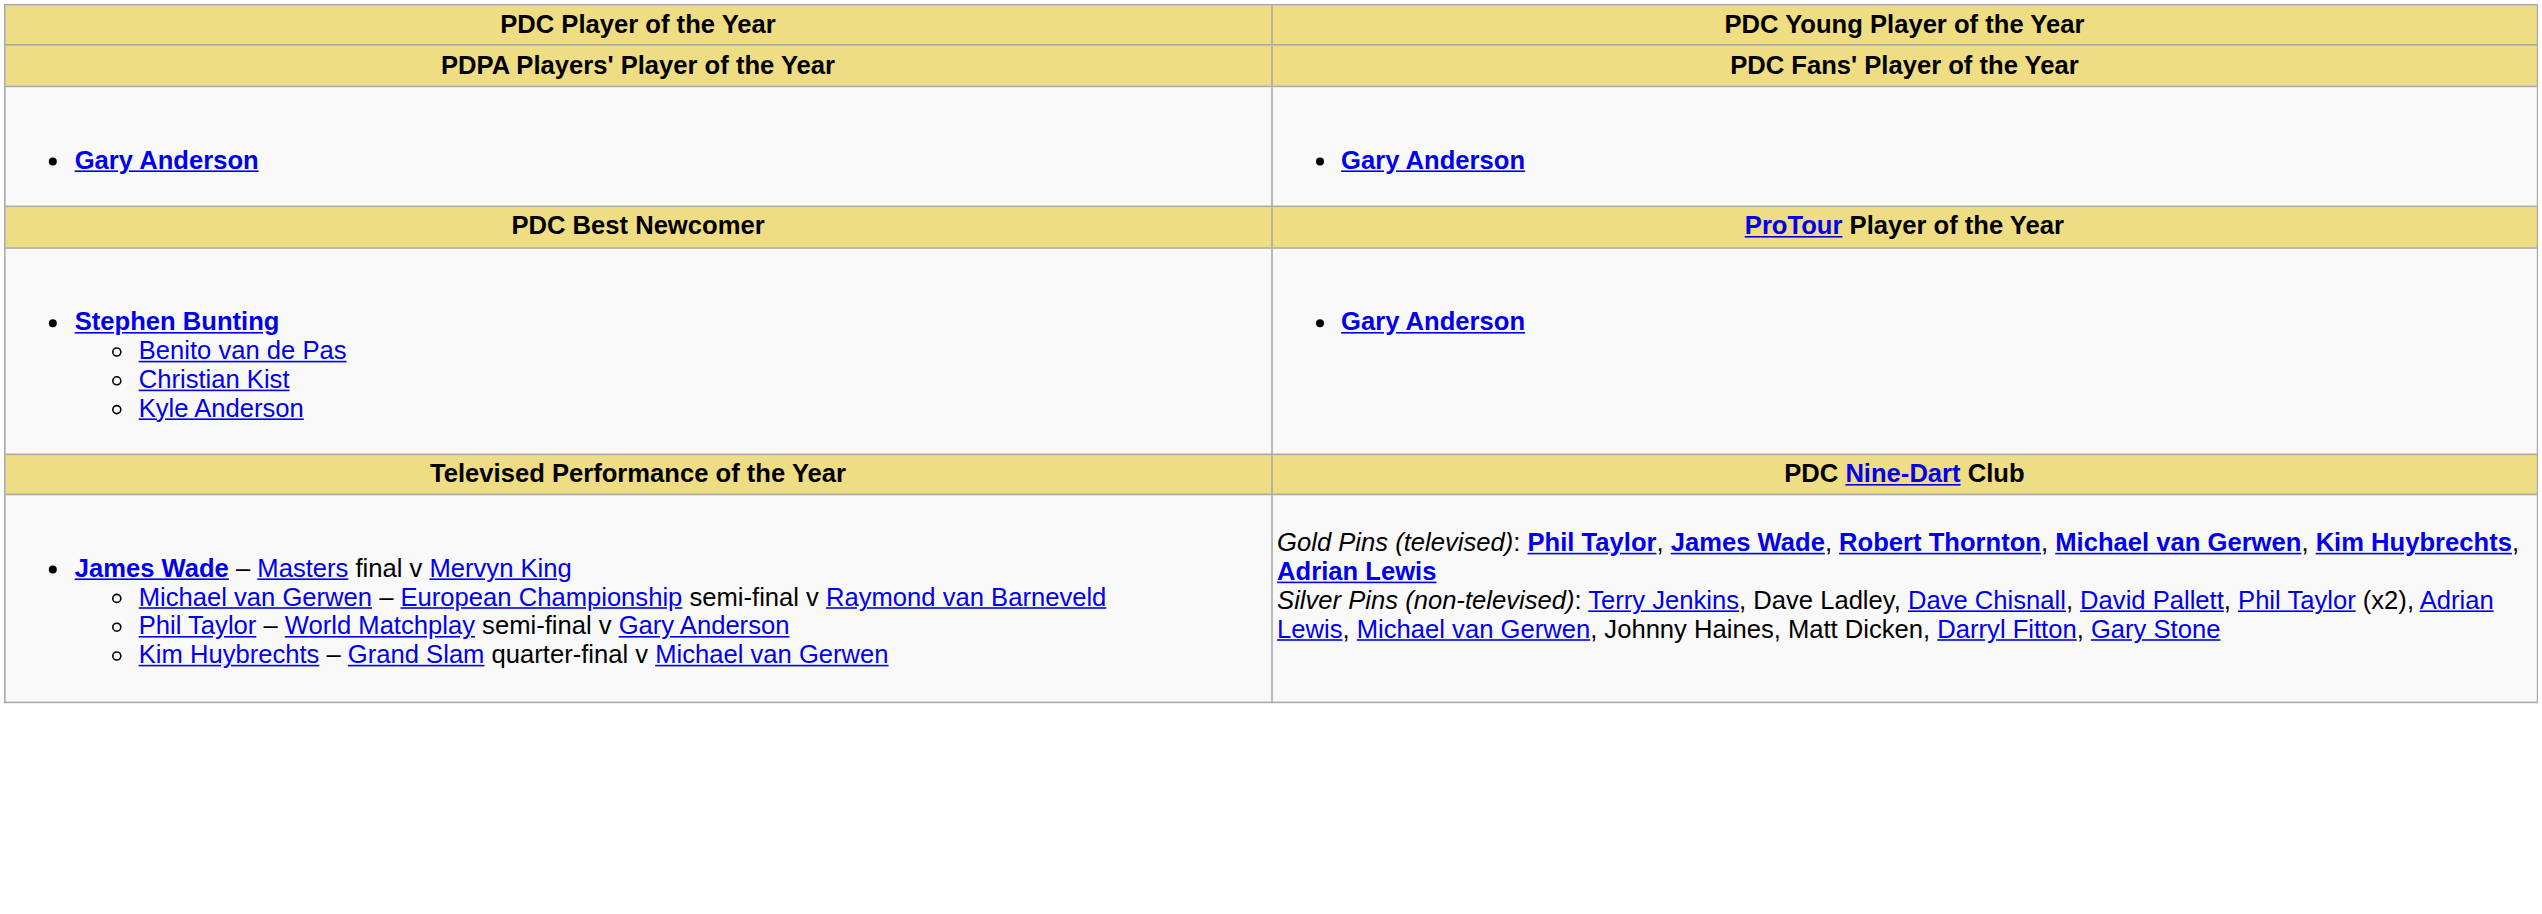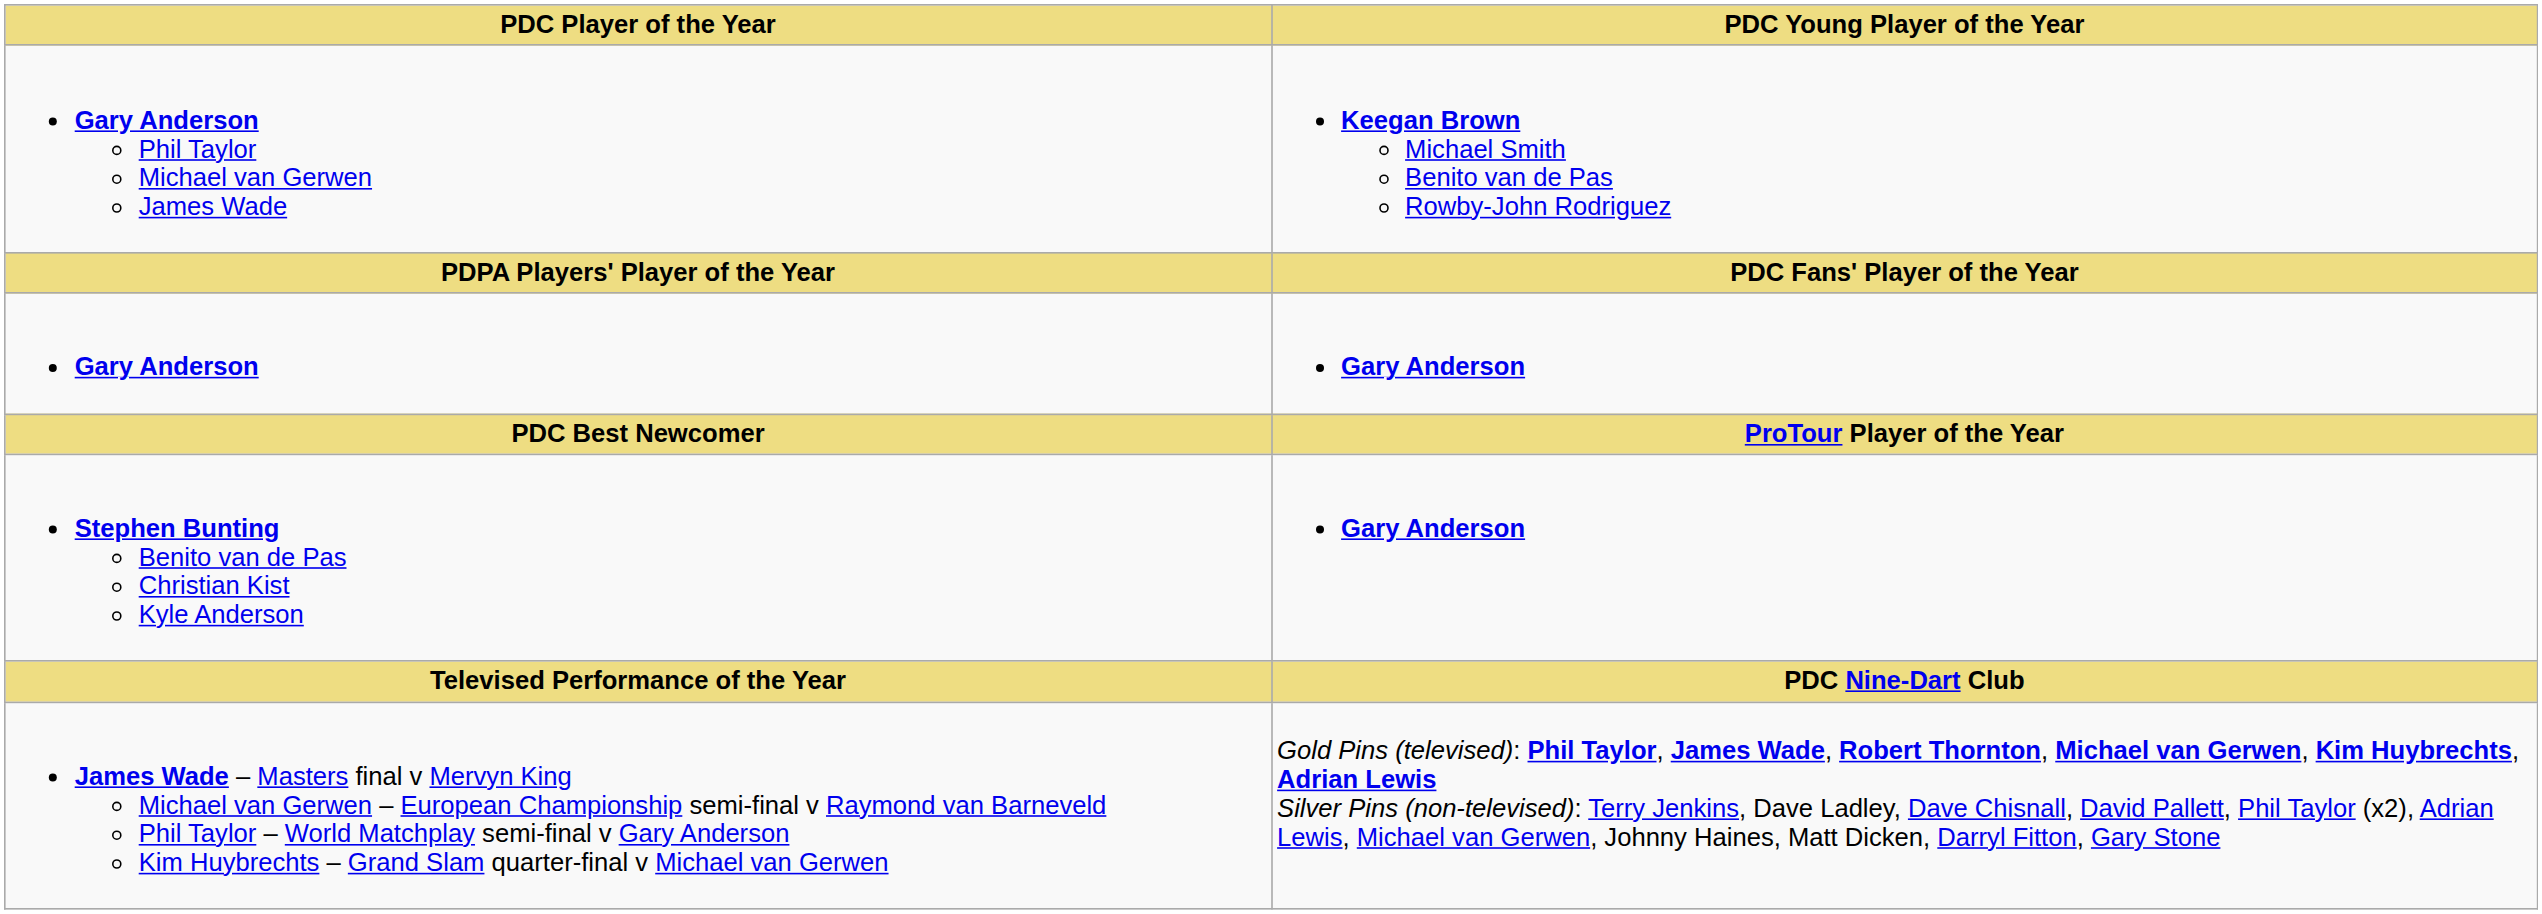+ row: (638, 163)
